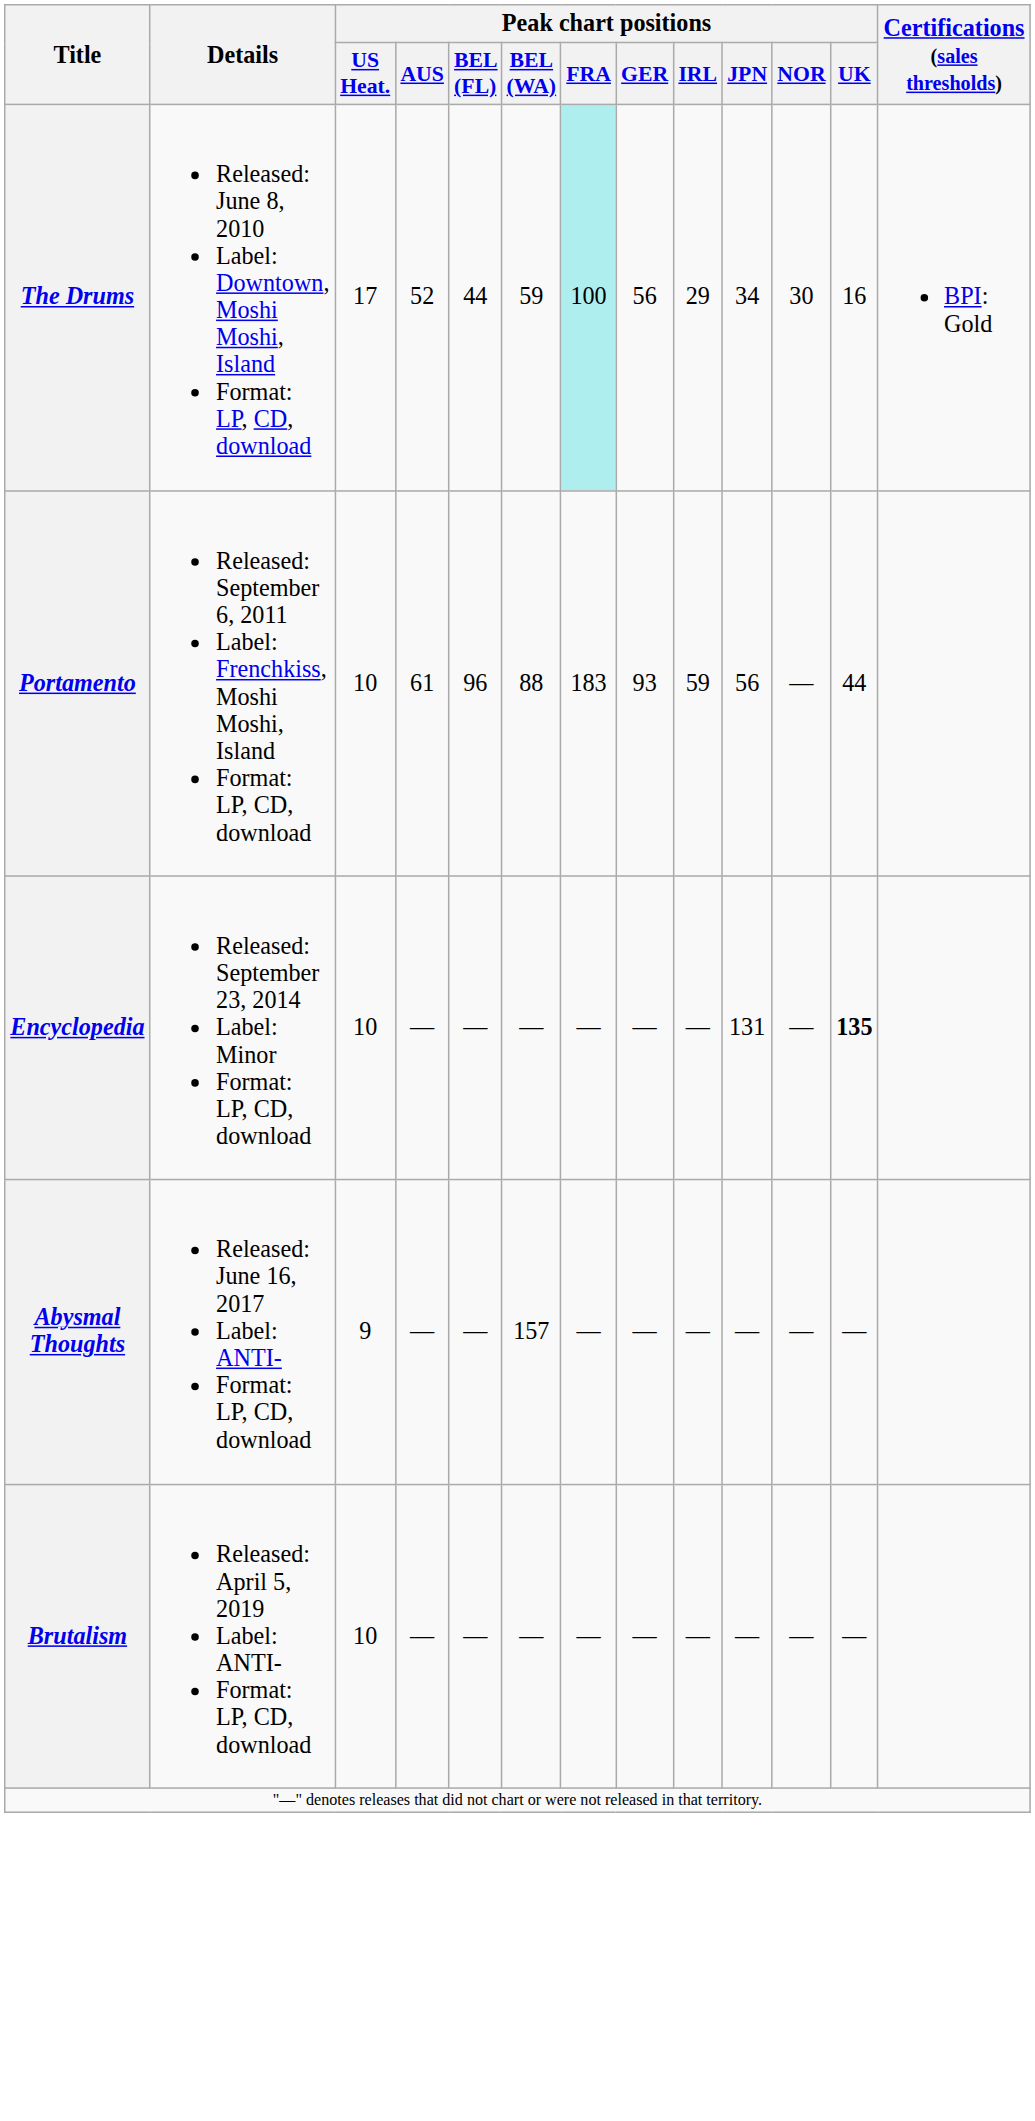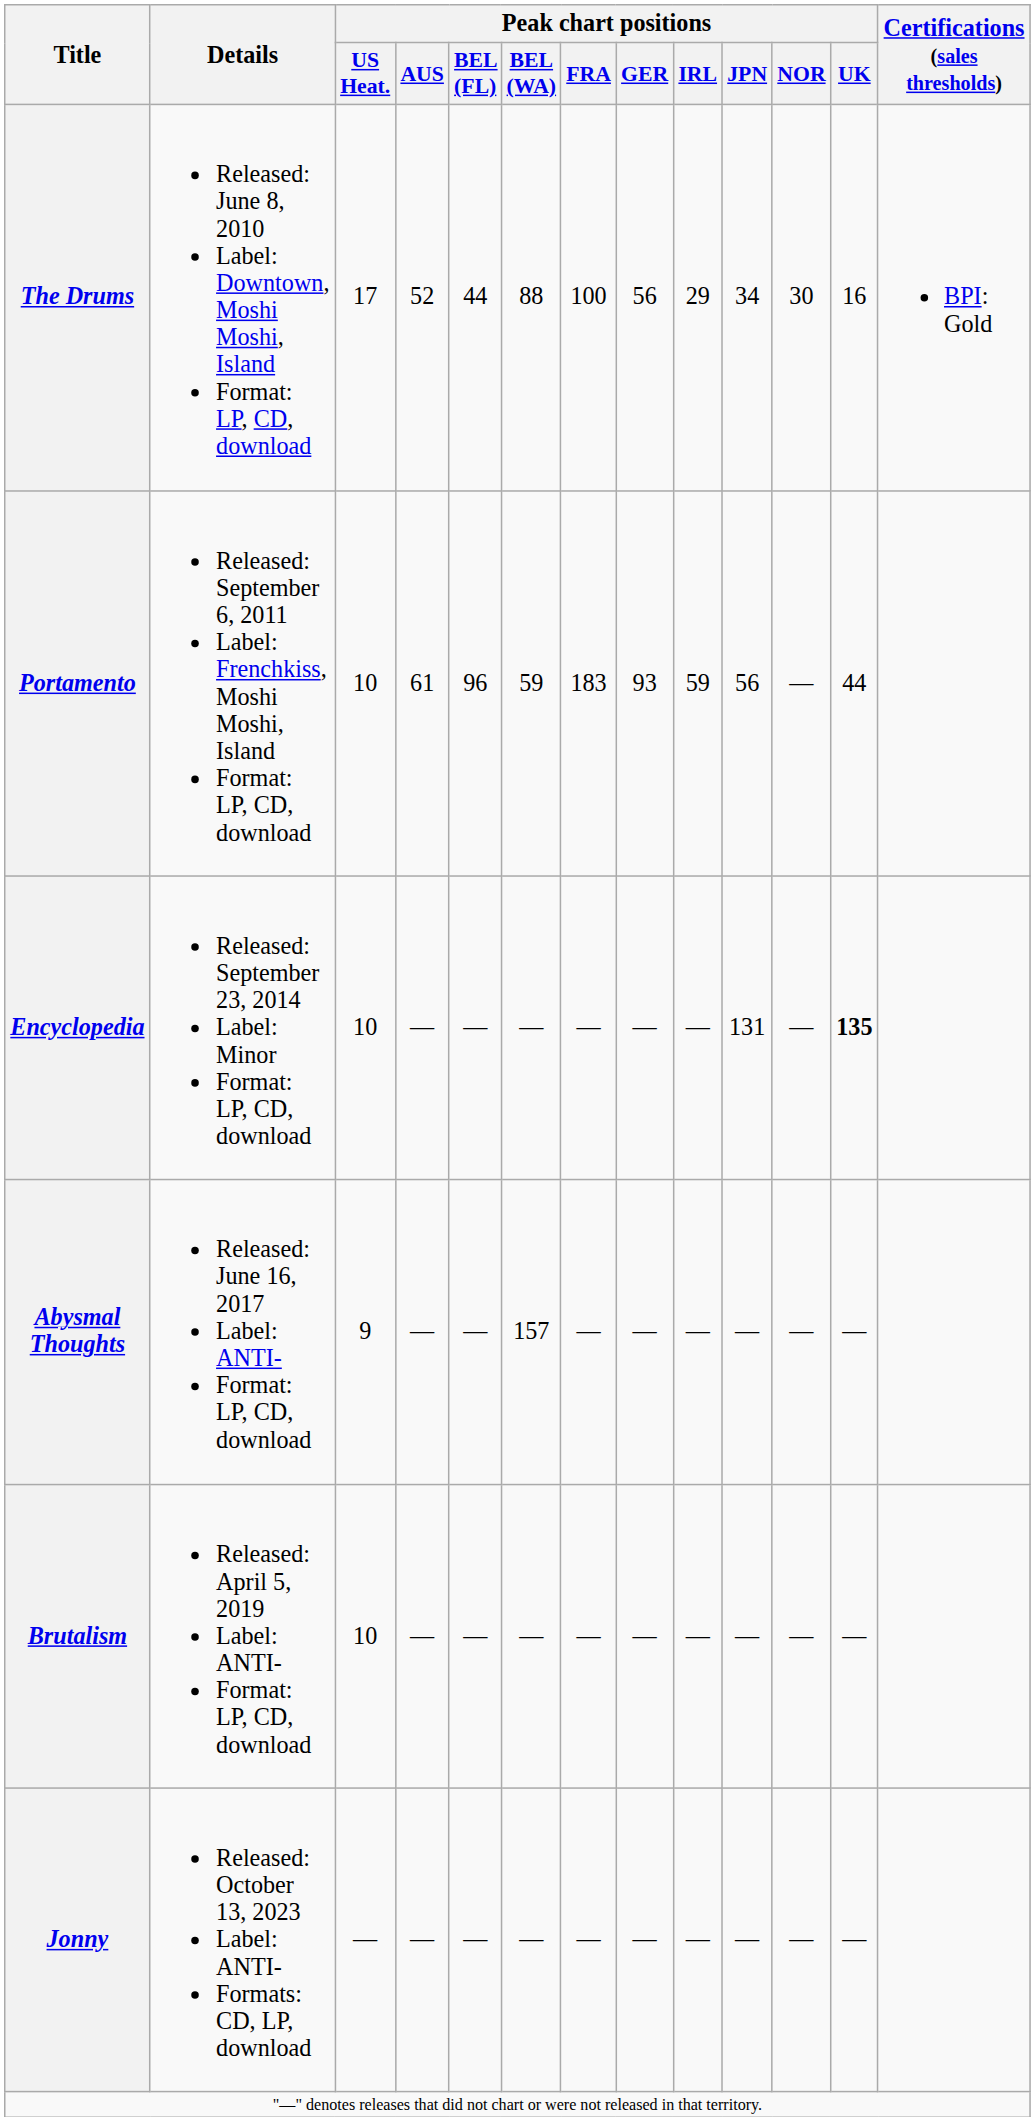(531, 297) 59 -> (531, 297) 88
(589, 297) paleturquoise background -> (589, 297) no background
(531, 682) 88 -> (531, 682) 59
+ row: (77, 1939)
